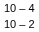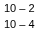rows swapped: (19, 9) <-> (19, 24)
